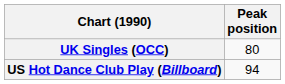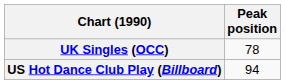(252, 49) 80 -> (252, 49) 78
